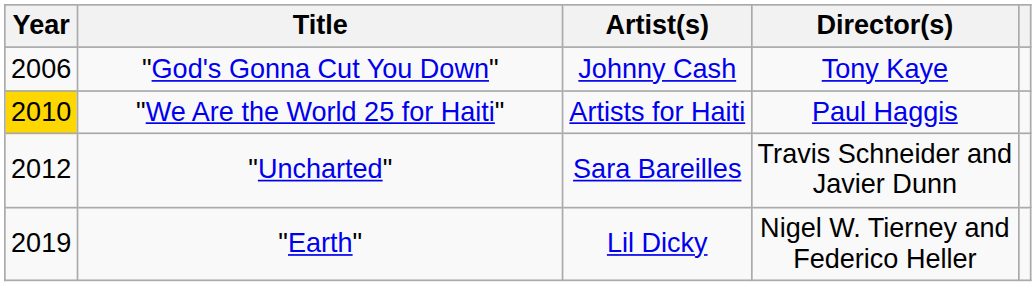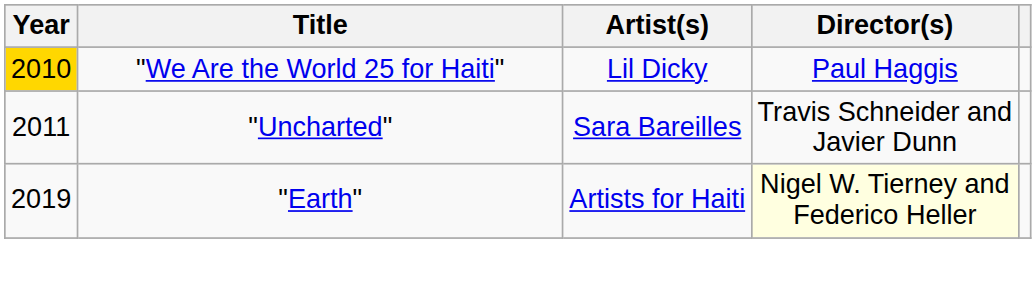- row: (320, 68)
(657, 111) Artists for Haiti -> (657, 68) Lil Dicky
(41, 169) 2012 -> (41, 126) 2011
(657, 243) Lil Dicky -> (657, 200) Artists for Haiti
(885, 243) no background -> (885, 200) lightyellow background
